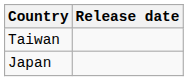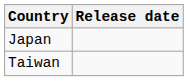rows swapped: (30, 63) <-> (34, 40)
